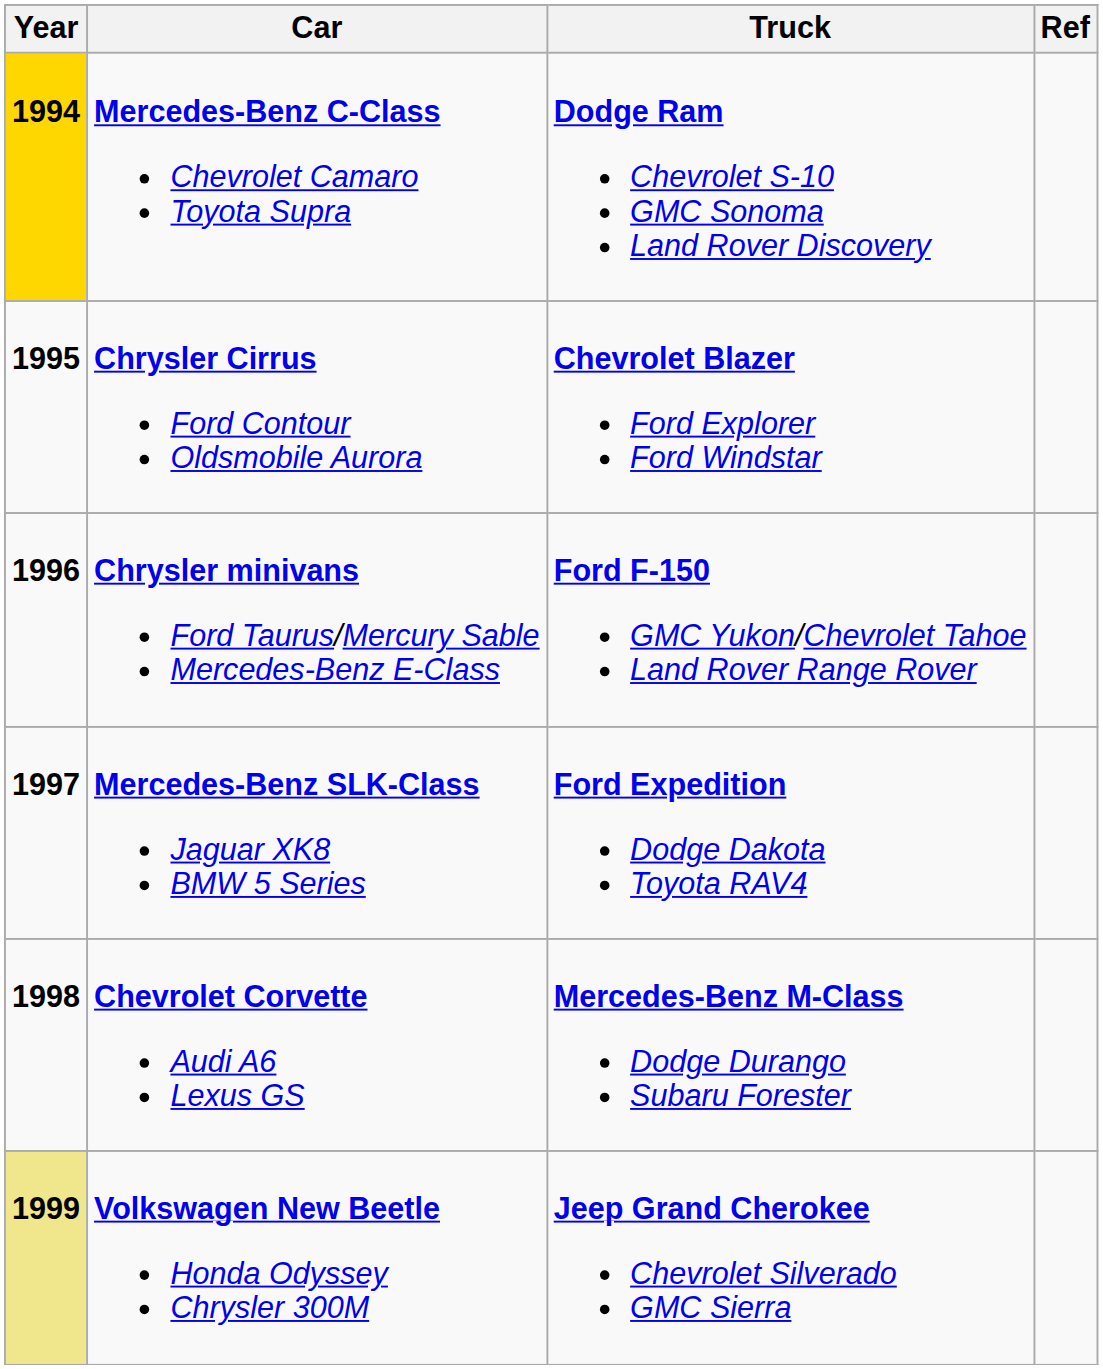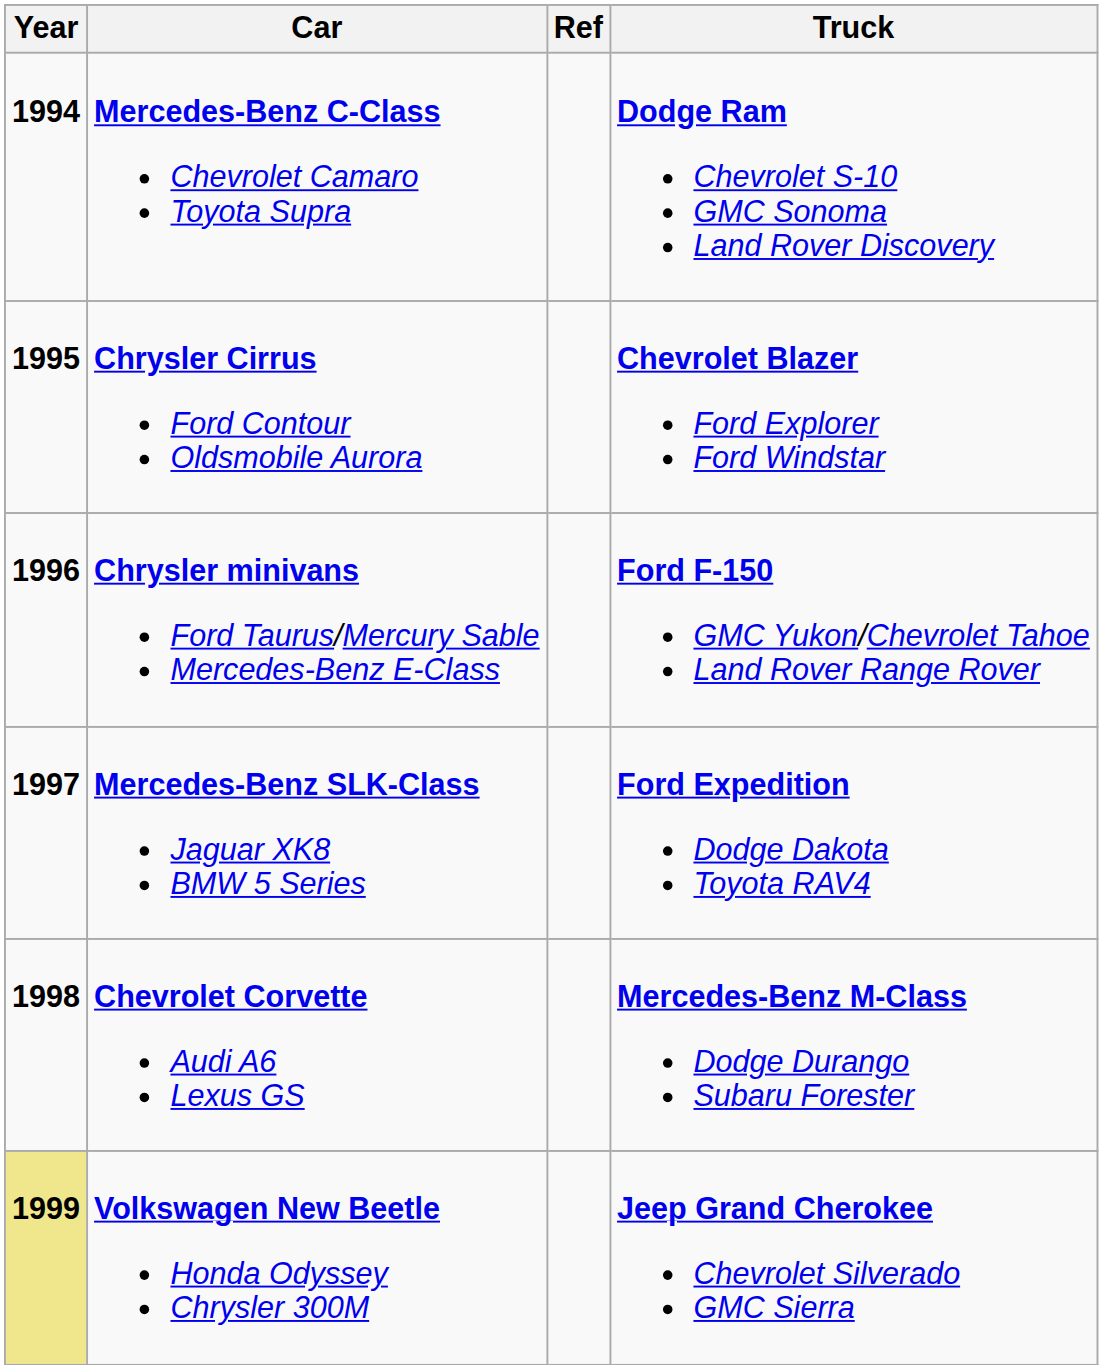columns swapped: (790, 28) <-> (1065, 28)
(46, 111) gold background -> (46, 111) no background
